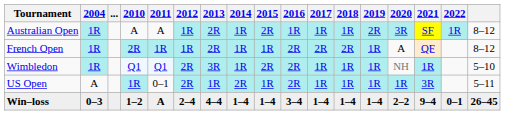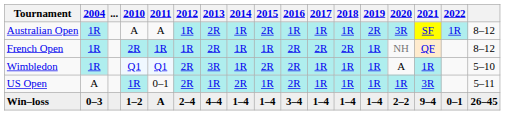(401, 48) A -> (401, 48) NH
(401, 65) NH -> (401, 65) A
